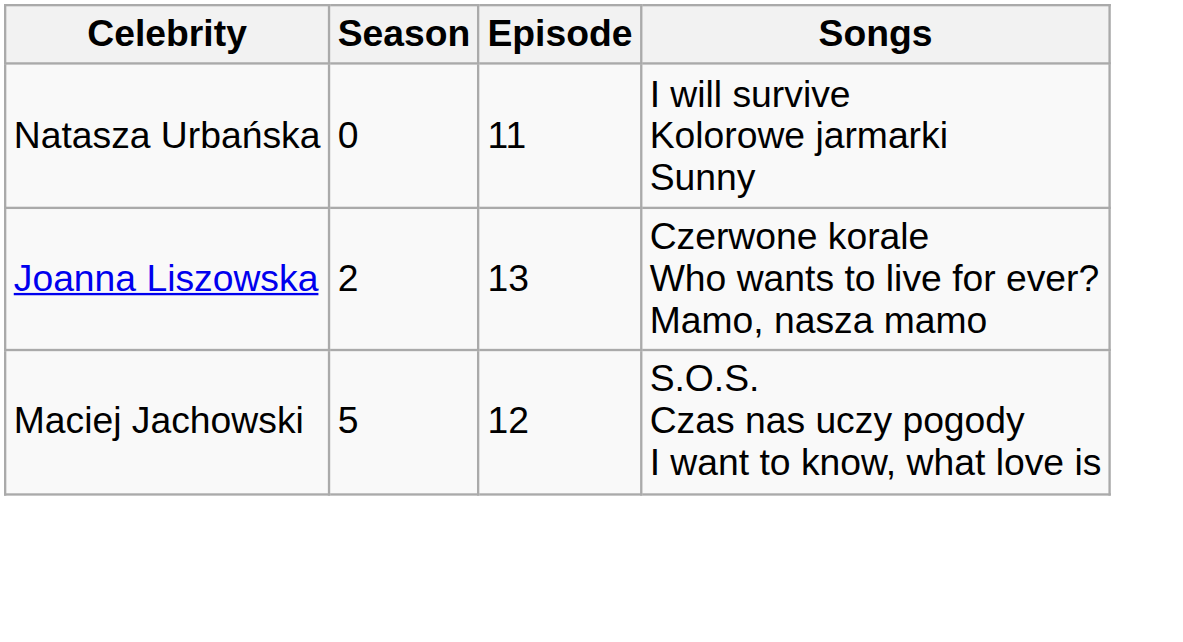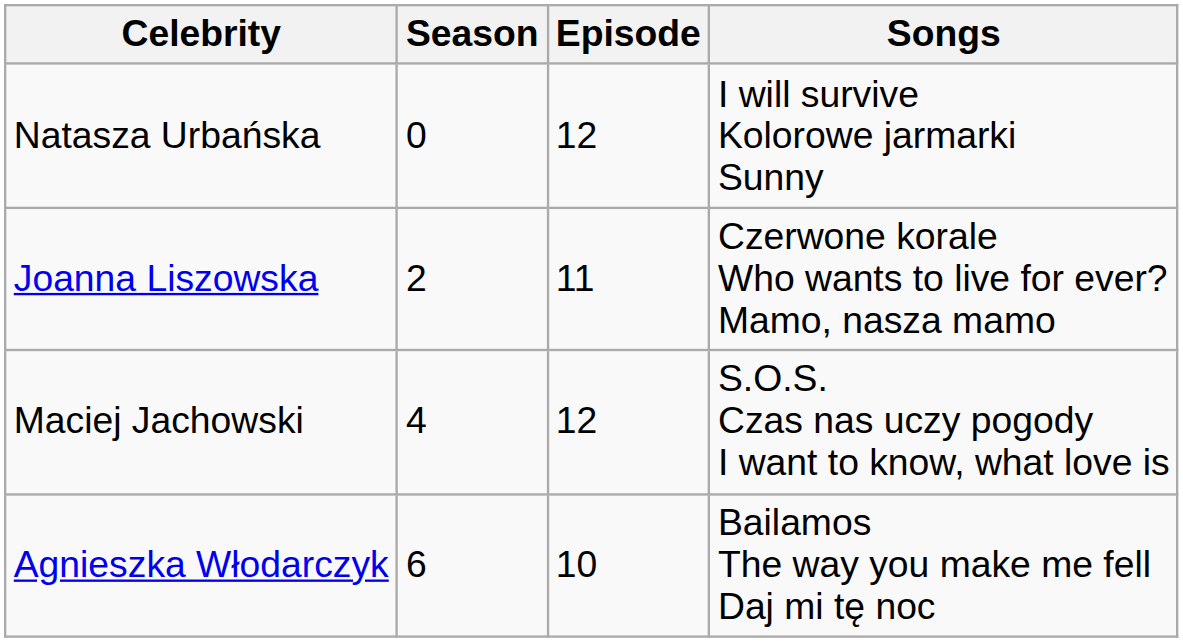(507, 135) 11 -> (577, 135) 12
(508, 278) 13 -> (575, 278) 11
(348, 421) 5 -> (416, 421) 4
+ row: (201, 564)
